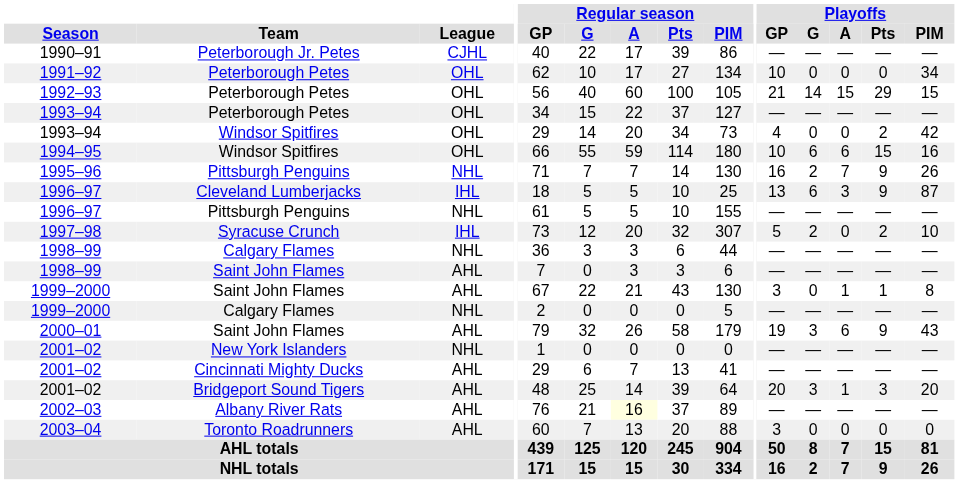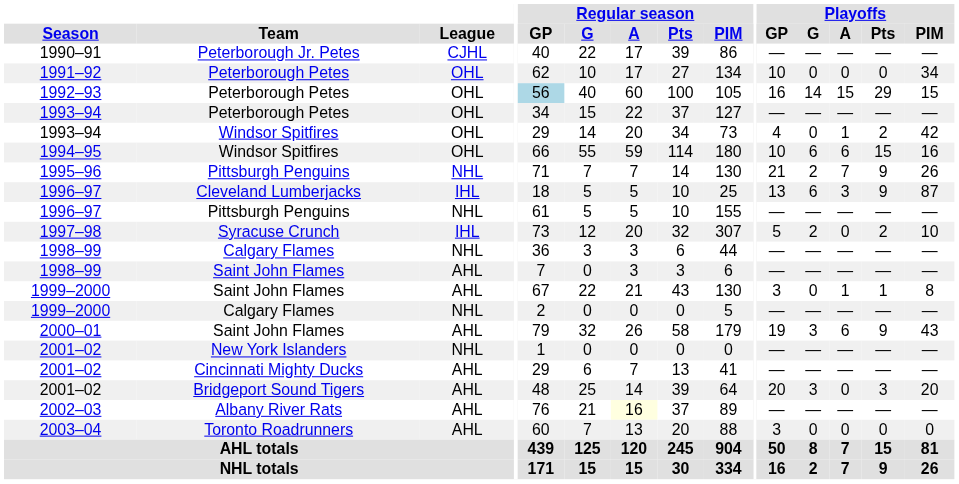(541, 93) no background -> (541, 93) lightblue background
(777, 93) 21 -> (777, 93) 16
(845, 132) 0 -> (845, 132) 1
(777, 172) 16 -> (777, 172) 21
(845, 390) 1 -> (845, 390) 0
